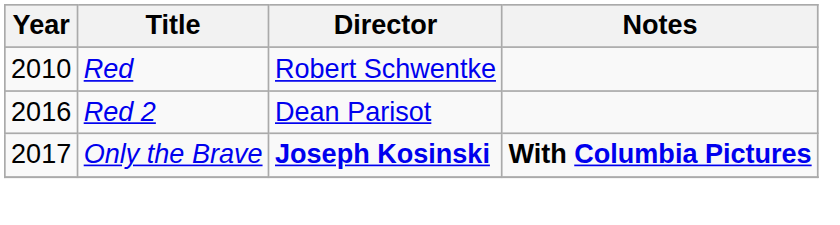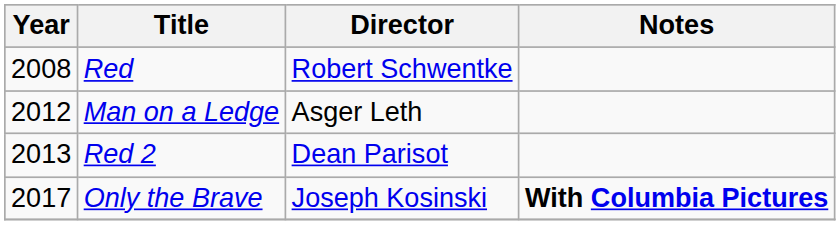(41, 68) 2010 -> (41, 68) 2008
+ row: (181, 111)
(41, 111) 2016 -> (41, 154) 2013
(382, 154) bold -> (389, 197) normal
